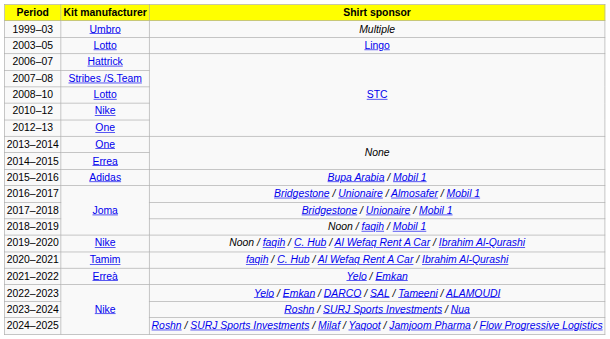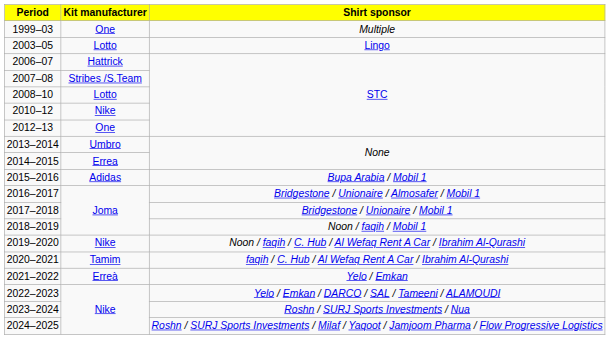(105, 29) Umbro -> (105, 29) One
(105, 144) One -> (105, 144) Umbro
